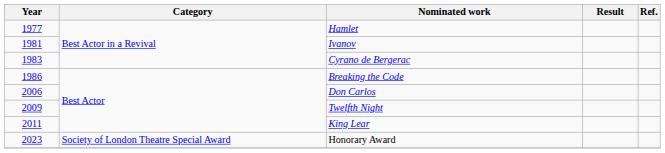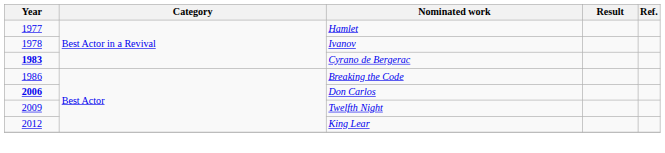(32, 44) 1981 -> (32, 44) 1978
(32, 60) normal -> (32, 60) bold
(32, 92) normal -> (32, 92) bold
(32, 124) 2011 -> (32, 124) 2012
- row: (362, 140)
